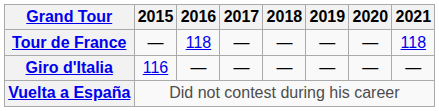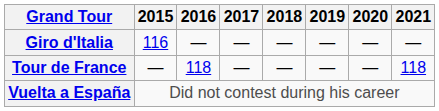rows swapped: (69, 67) <-> (69, 42)
